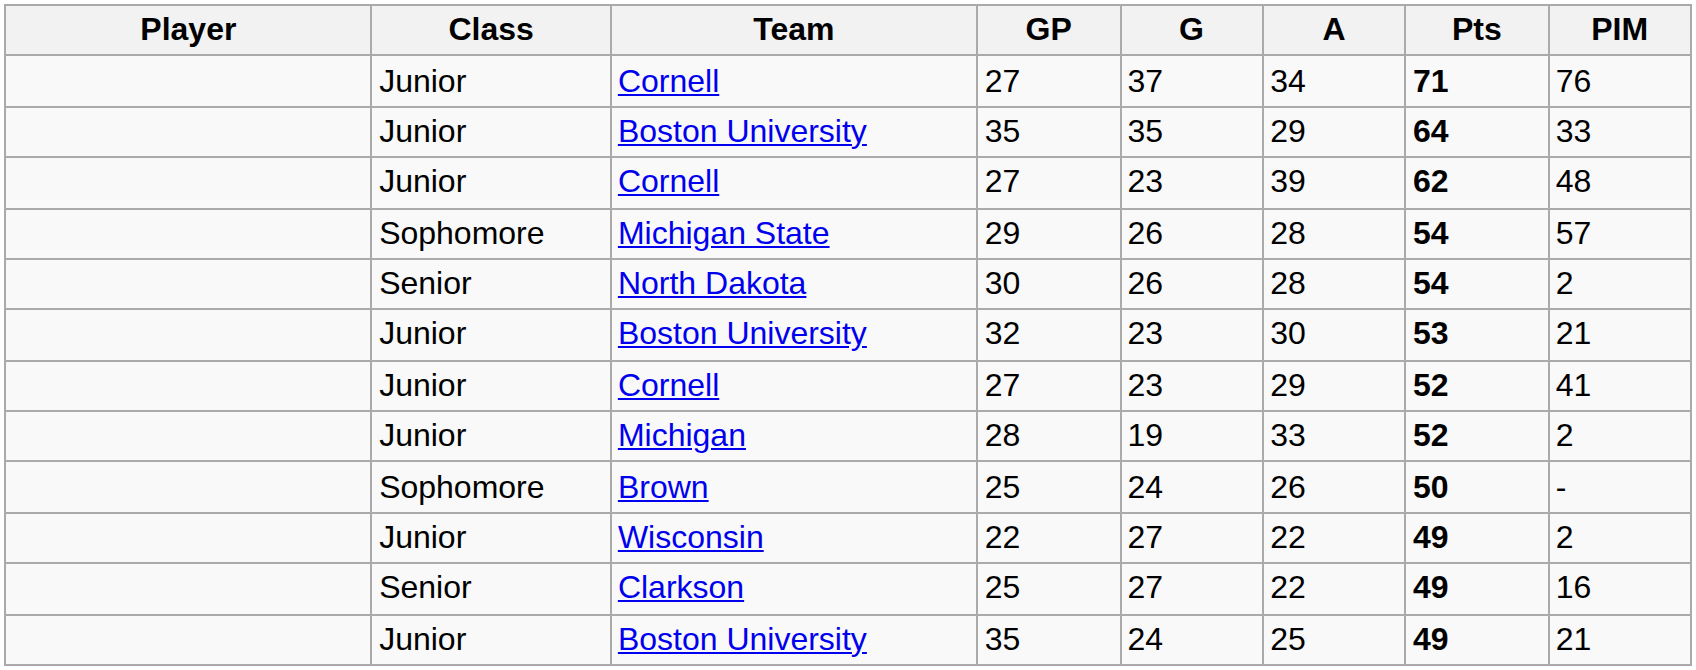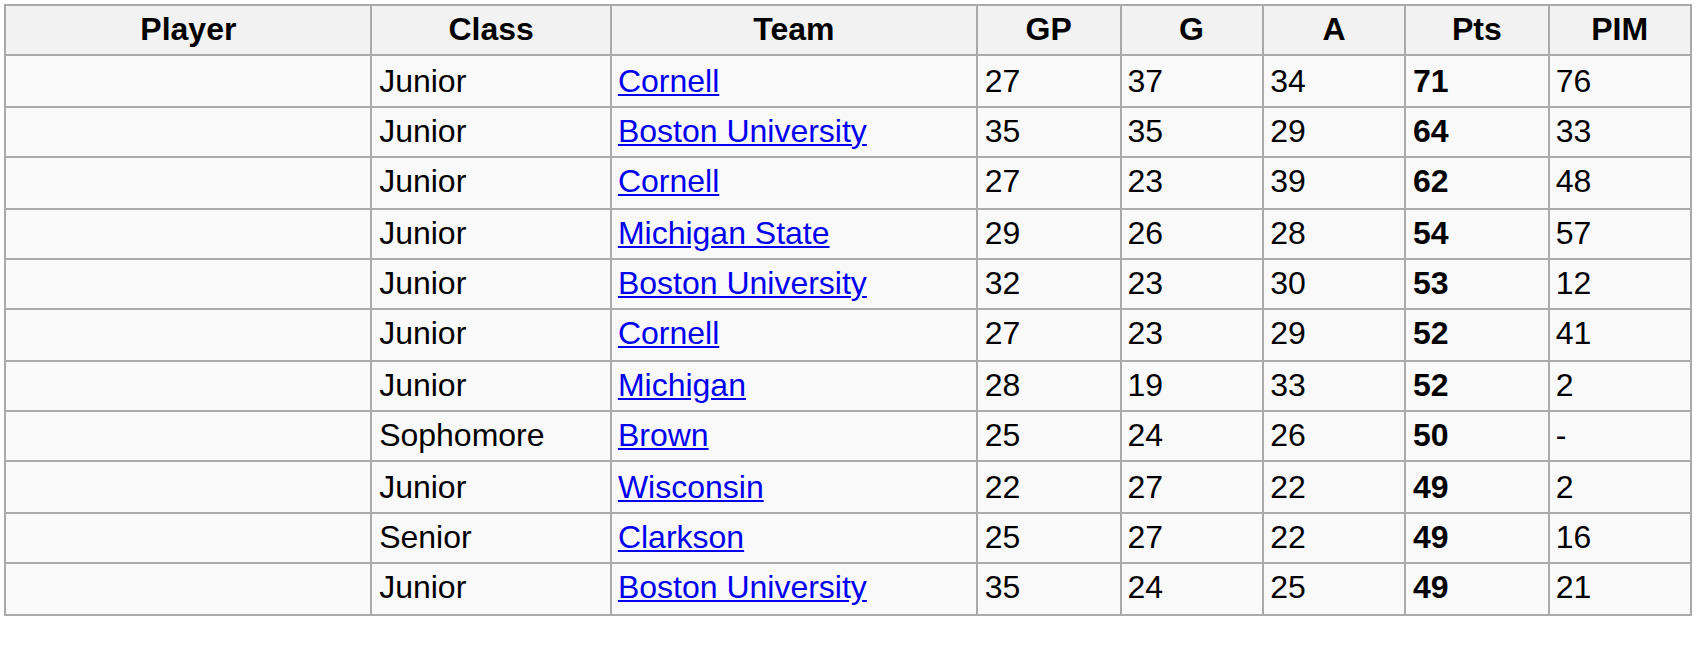(462, 232) Sophomore -> (423, 232) Junior
- row: (712, 283)
(1573, 334) 21 -> (1573, 283) 12
